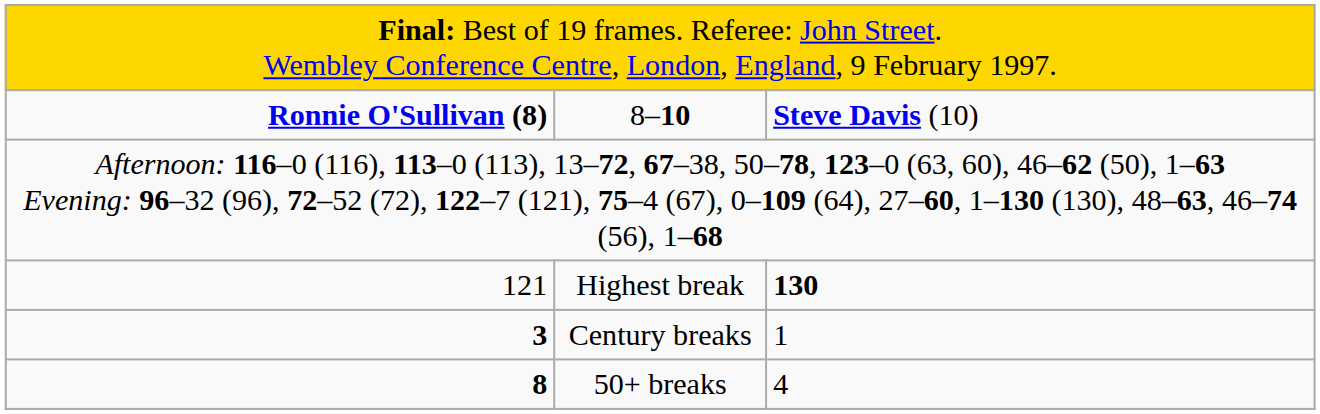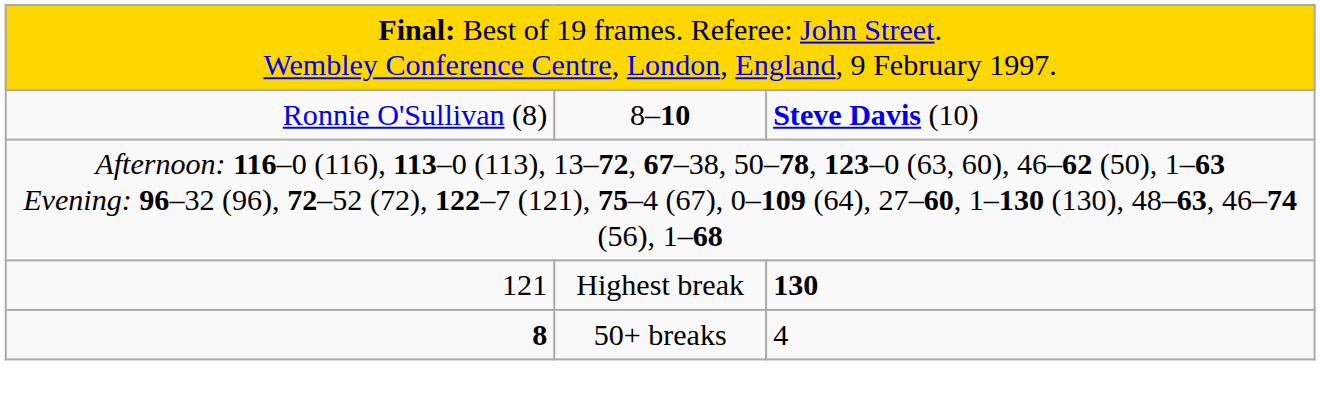(408, 114) bold -> (415, 114) normal
- row: (660, 334)
